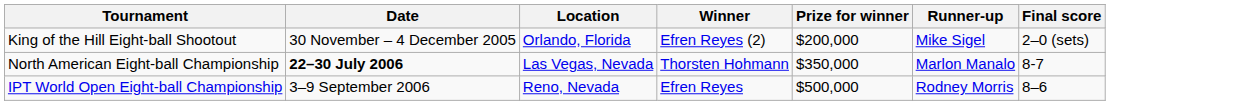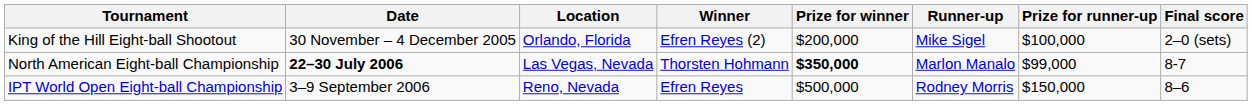+ column: (1090, 16)
(827, 64) normal -> (827, 64) bold
